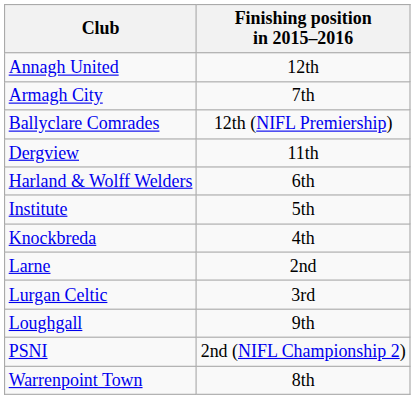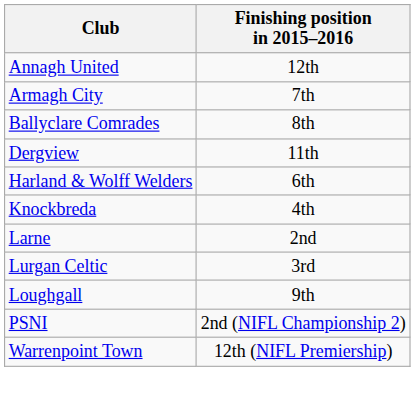(303, 124) 12th (NIFL Premiership) -> (303, 124) 8th
- row: (38, 209)
(303, 379) 8th -> (303, 351) 12th (NIFL Premiership)
